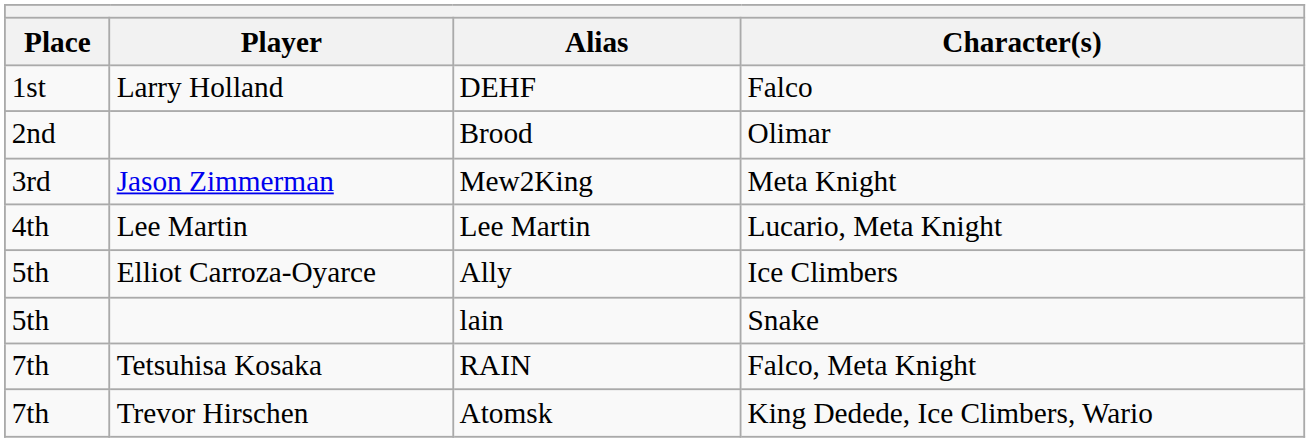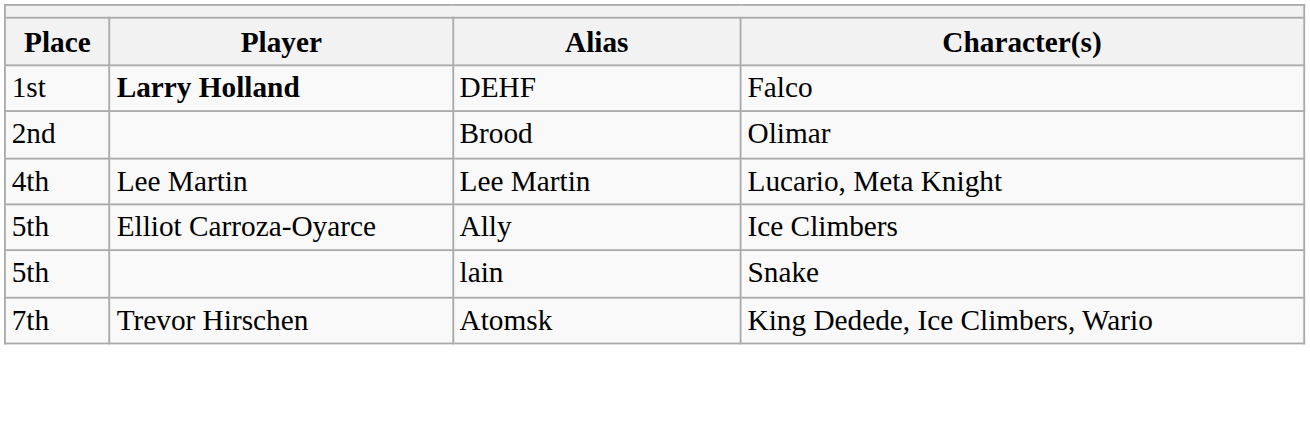(200, 87) normal -> (208, 87) bold
- row: (526, 180)
- row: (495, 366)
